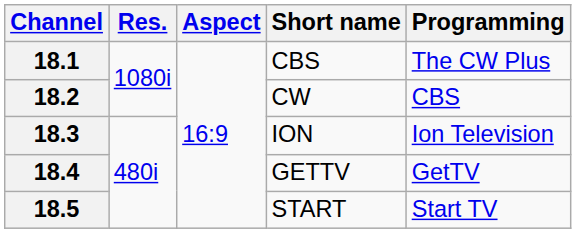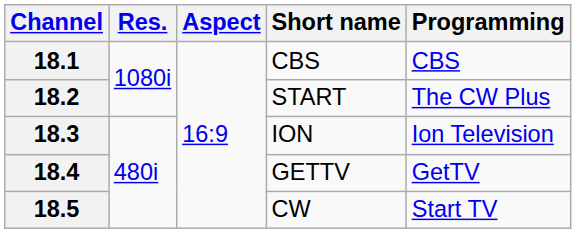(481, 60) The CW Plus -> (436, 60) CBS
(291, 97) CW -> (309, 97) START
(436, 97) CBS -> (481, 97) The CW Plus
(309, 209) START -> (291, 209) CW
